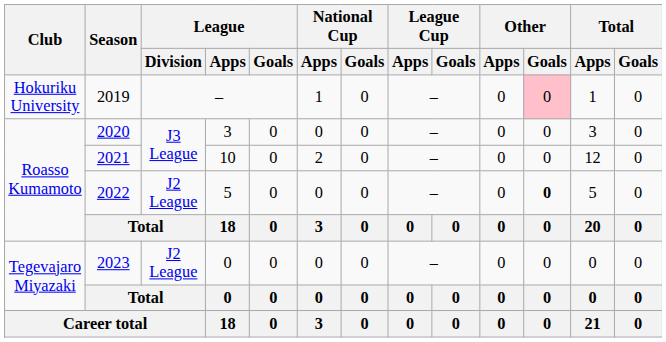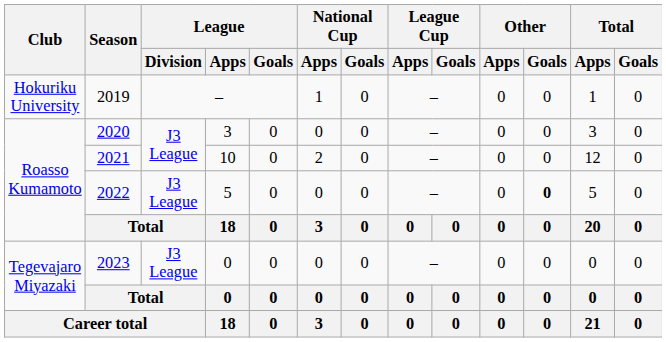(547, 96) pink background -> (547, 96) no background
(173, 192) J2 League -> (173, 192) J3 League
(173, 262) J2 League -> (173, 262) J3 League
